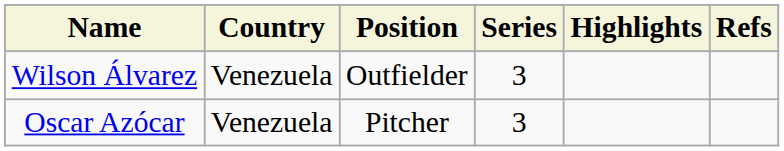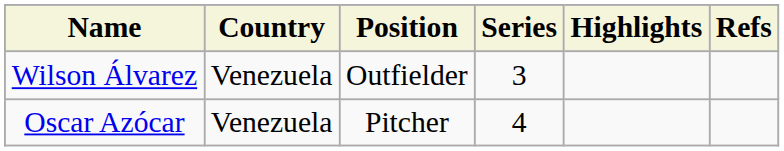(519, 121) 3 -> (519, 121) 4
